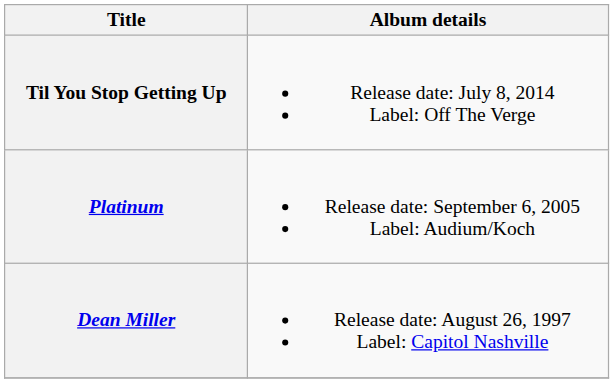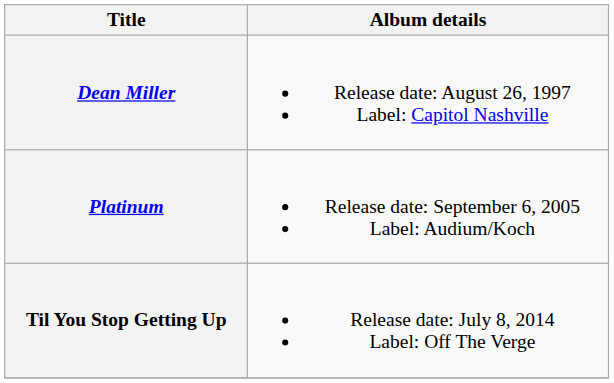rows swapped: (126, 320) <-> (126, 92)
